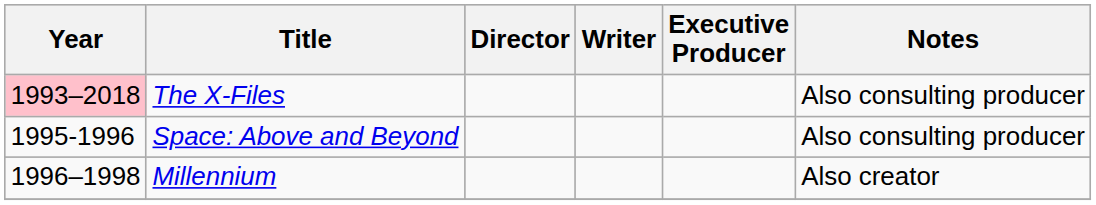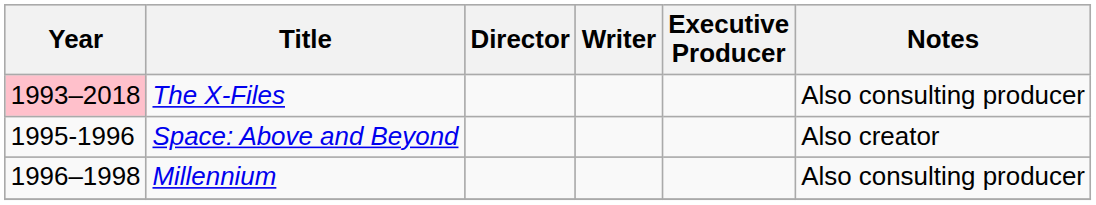(943, 136) Also consulting producer -> (870, 136) Also creator
(870, 177) Also creator -> (943, 177) Also consulting producer
